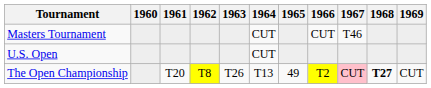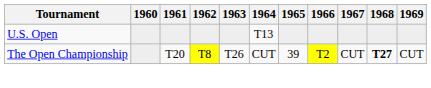- row: (56, 34)
(264, 54) CUT -> (264, 34) T13
(264, 73) T13 -> (264, 54) CUT
(293, 73) 49 -> (293, 54) 39
(352, 73) pink background -> (352, 54) no background
